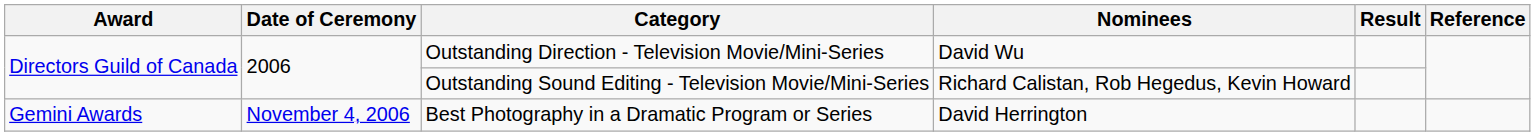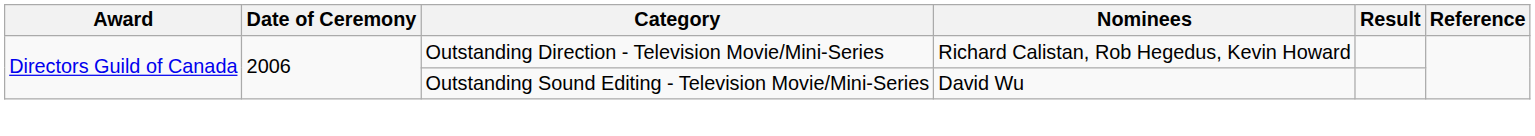(981, 51) David Wu -> (1145, 51) Richard Calistan, Rob Hegedus, Kevin Howard
(1145, 83) Richard Calistan, Rob Hegedus, Kevin Howard -> (981, 83) David Wu
- row: (649, 114)
